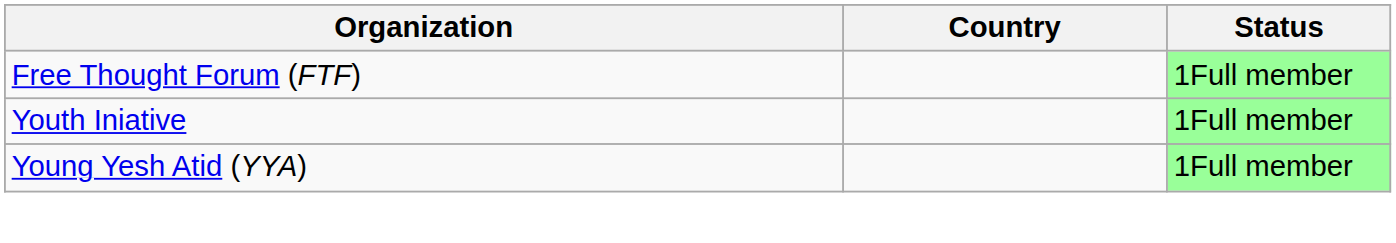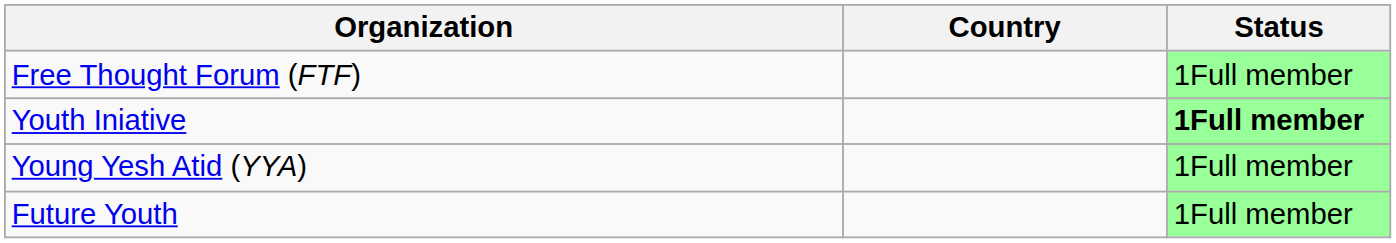(1263, 120) normal -> (1269, 120) bold
+ row: (95, 213)
